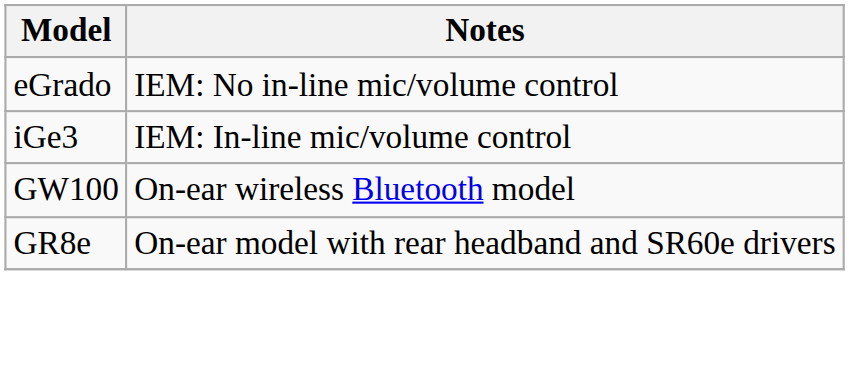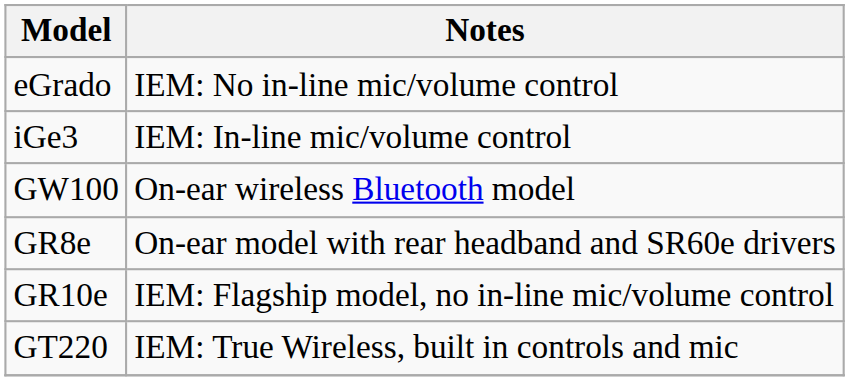+ row: (61, 294)
+ row: (61, 347)
